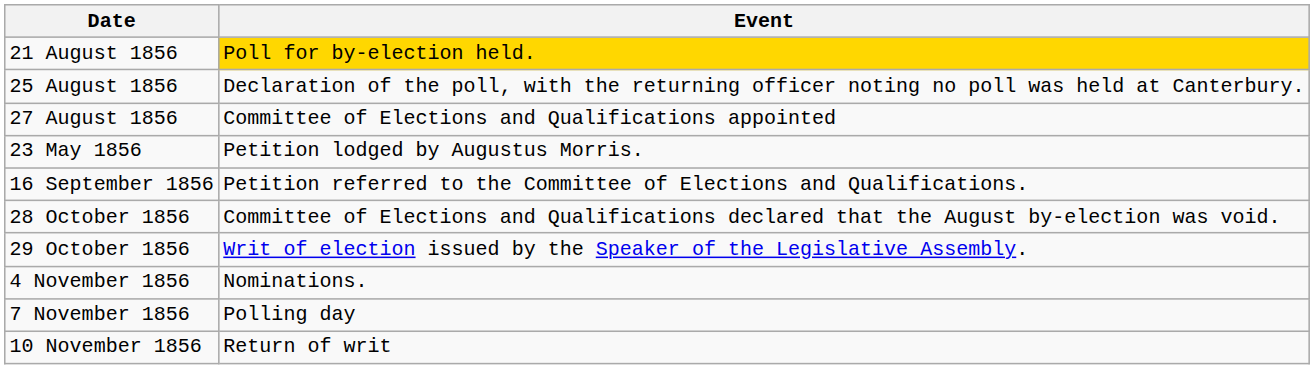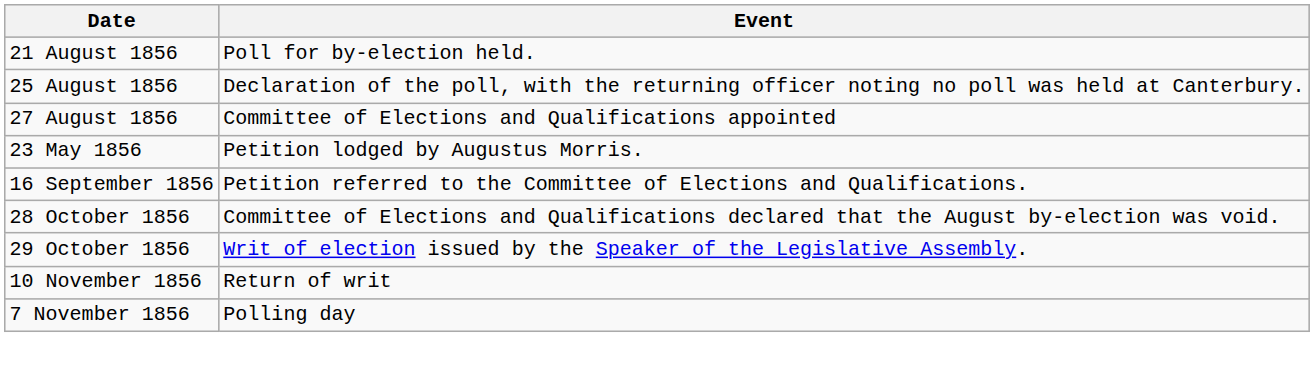(379, 54) gold background -> (379, 54) no background
- row: (100, 282)
rows swapped: (100, 315) <-> (106, 347)
